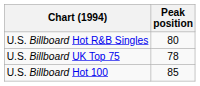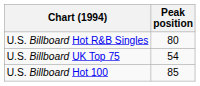(173, 56) 78 -> (173, 56) 54
